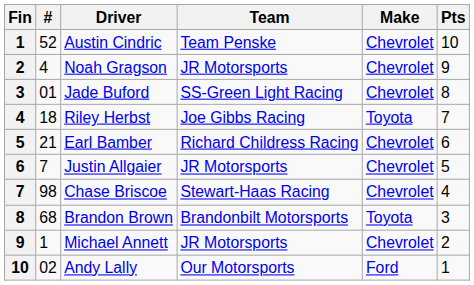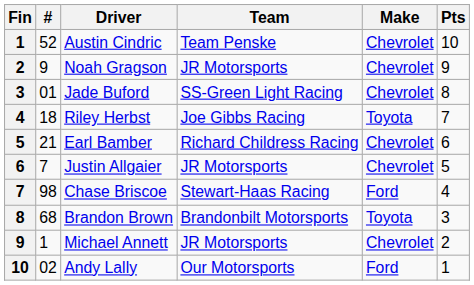(44, 67) 4 -> (44, 67) 9
(400, 192) Chevrolet -> (382, 192) Ford
